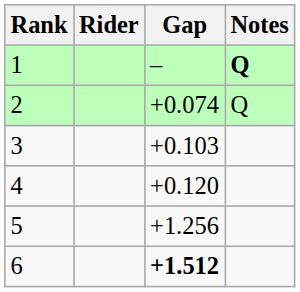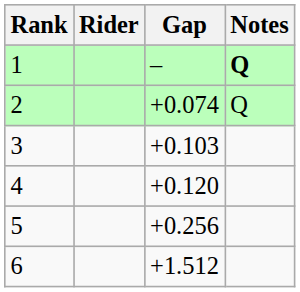(185, 226) +1.256 -> (185, 226) +0.256
(185, 266) bold -> (185, 266) normal
